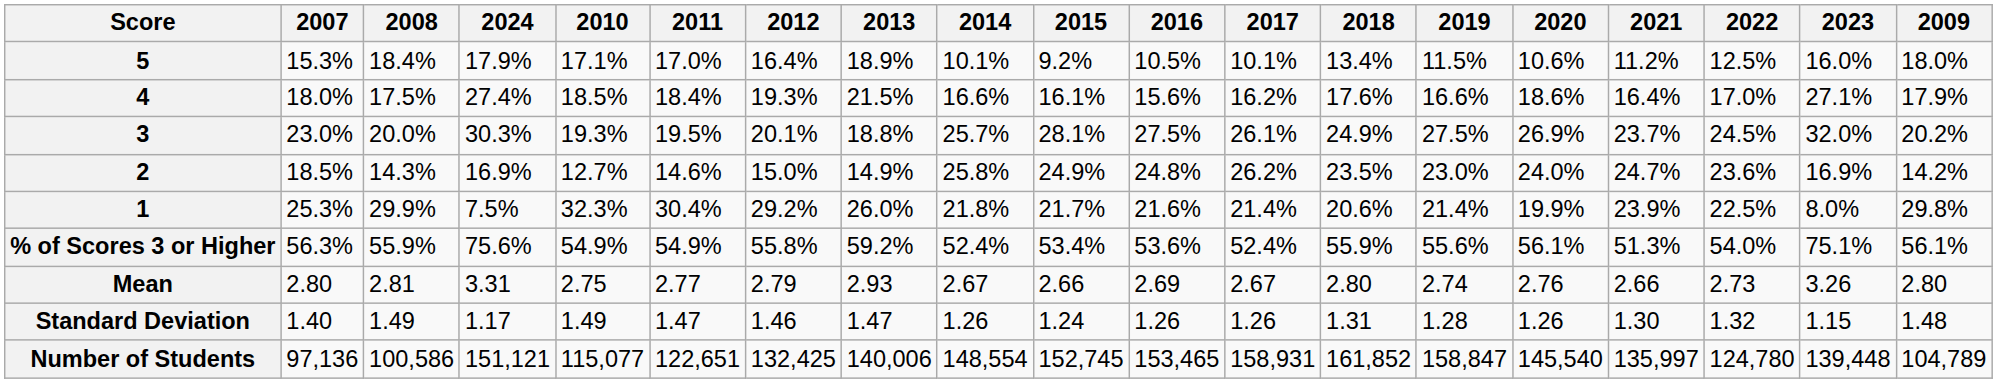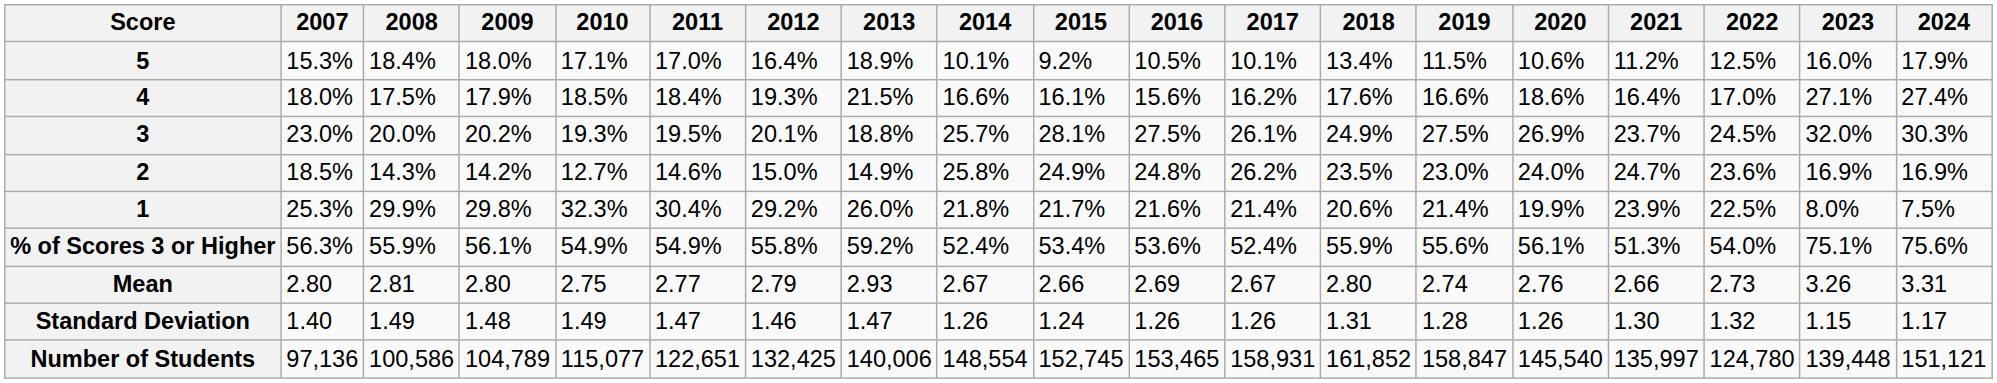columns swapped: (1944, 23) <-> (507, 23)
